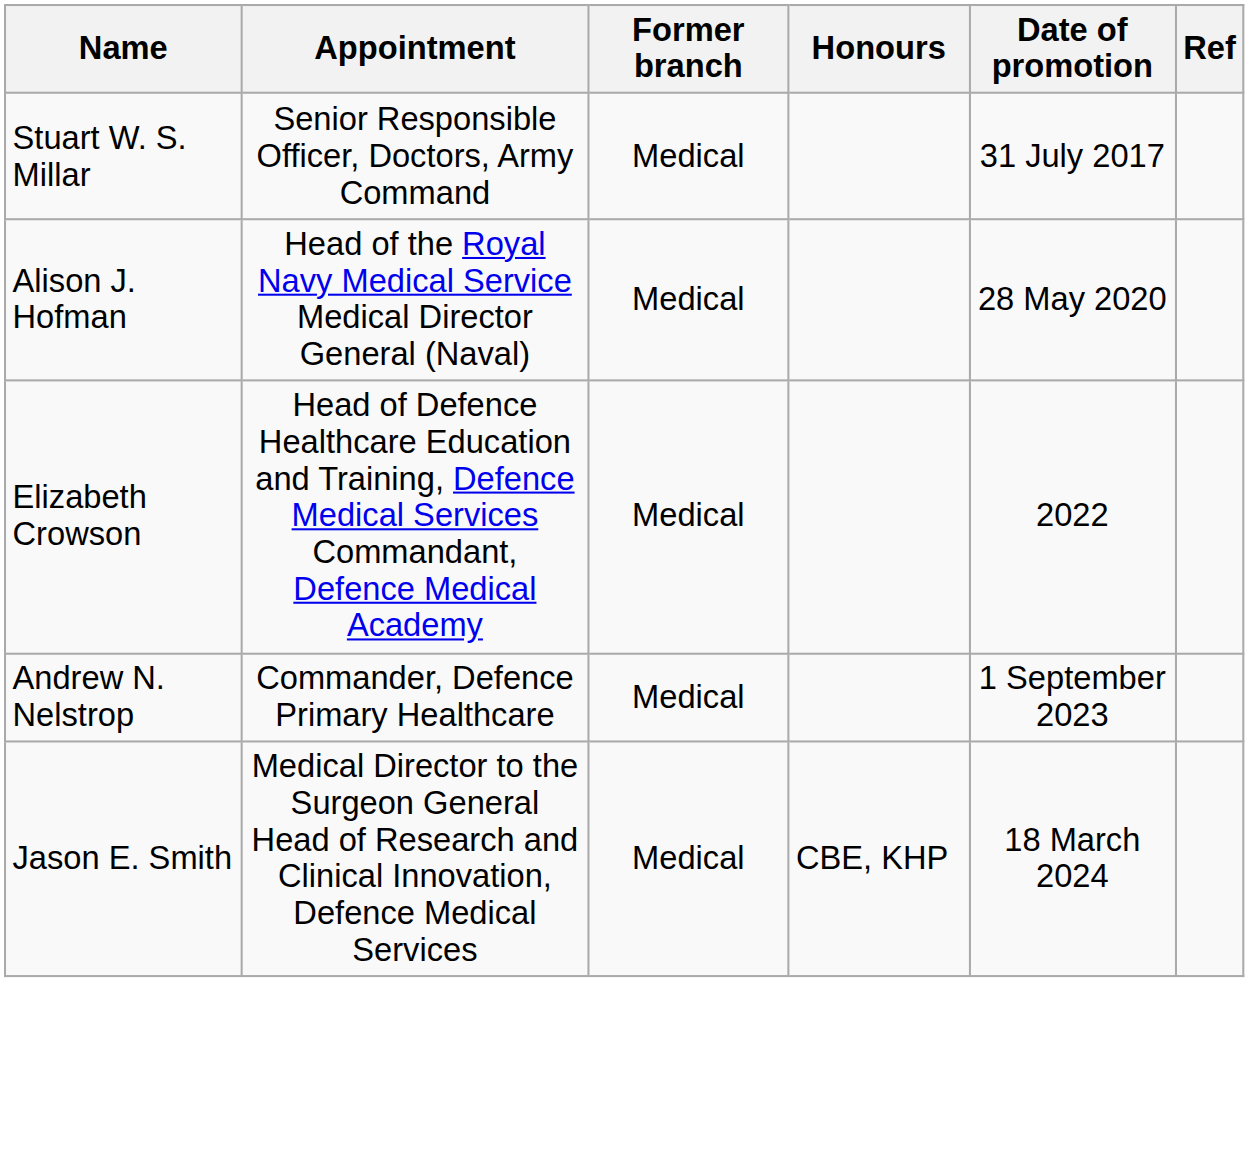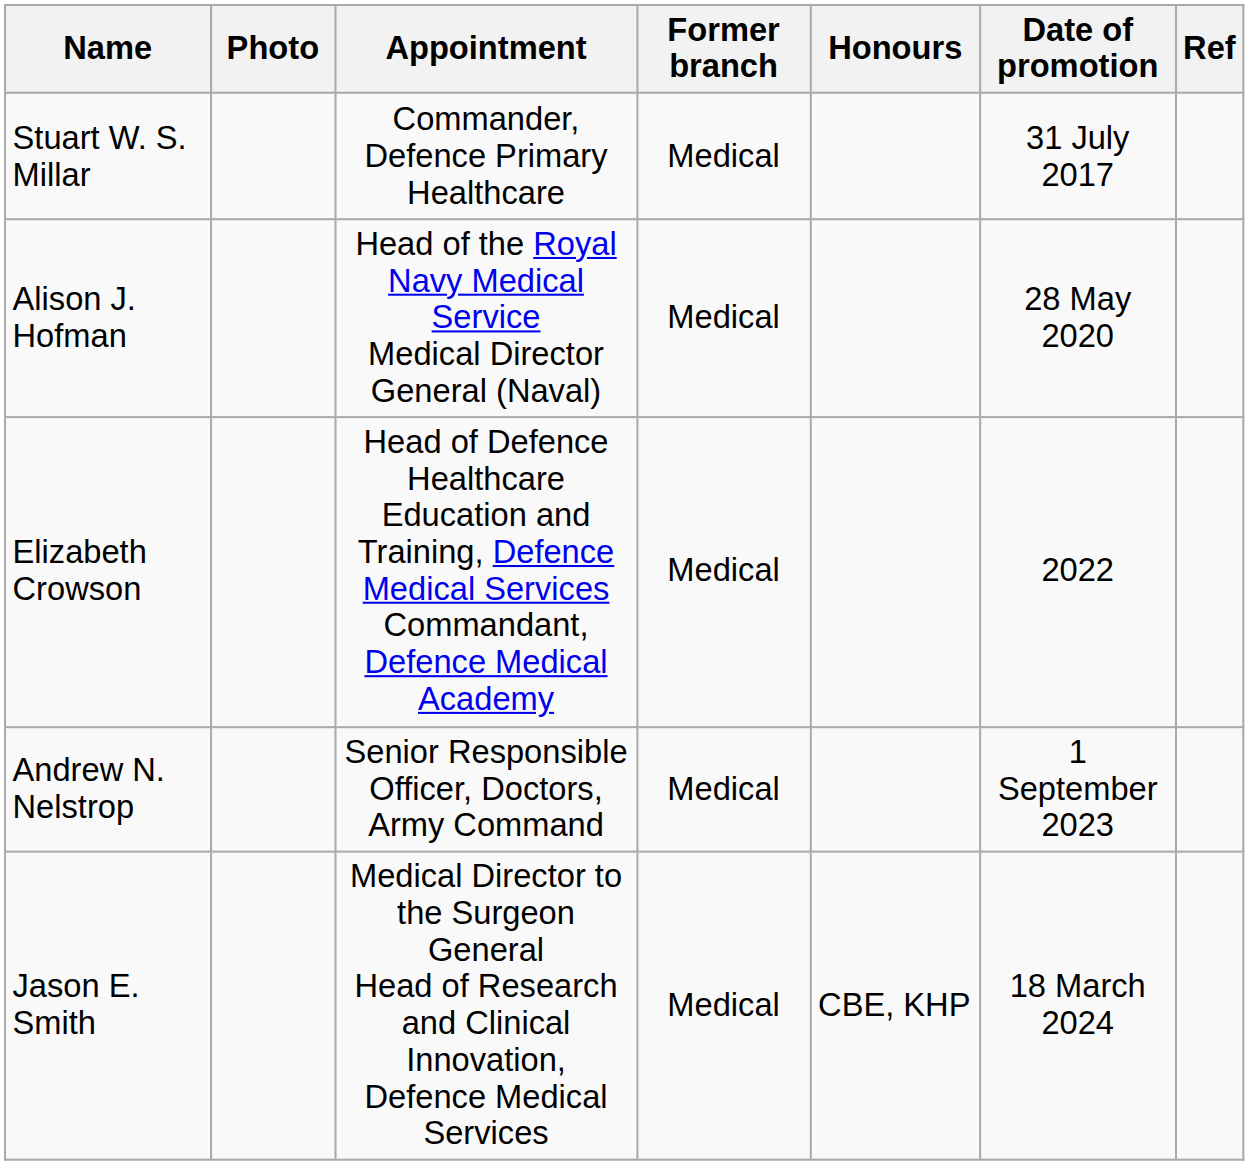+ column: (273, 48)
(415, 155) Senior Responsible Officer, Doctors, Army Command -> (486, 155) Commander, Defence Primary Healthcare
(415, 696) Commander, Defence Primary Healthcare -> (486, 788) Senior Responsible Officer, Doctors, Army Command
